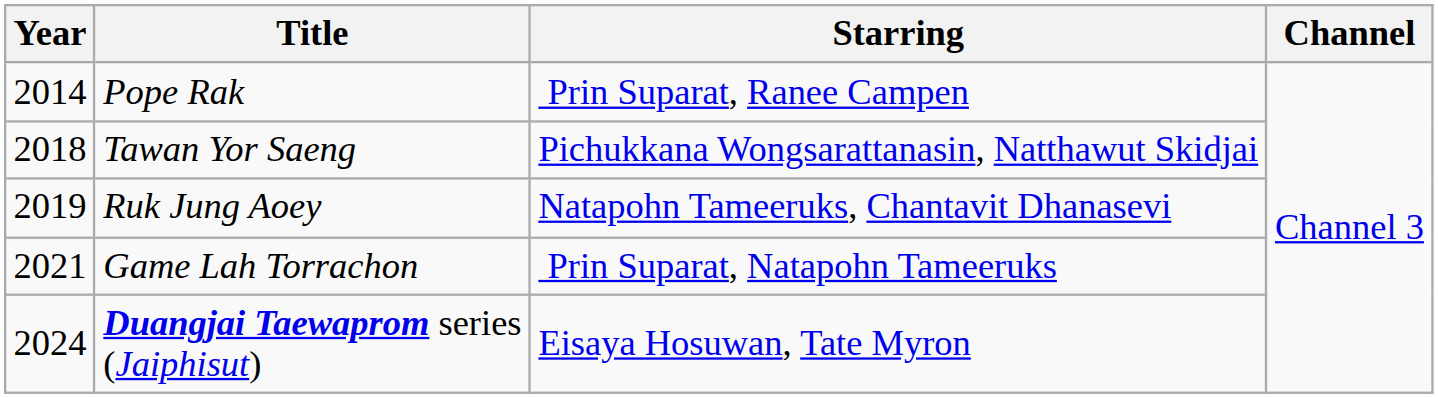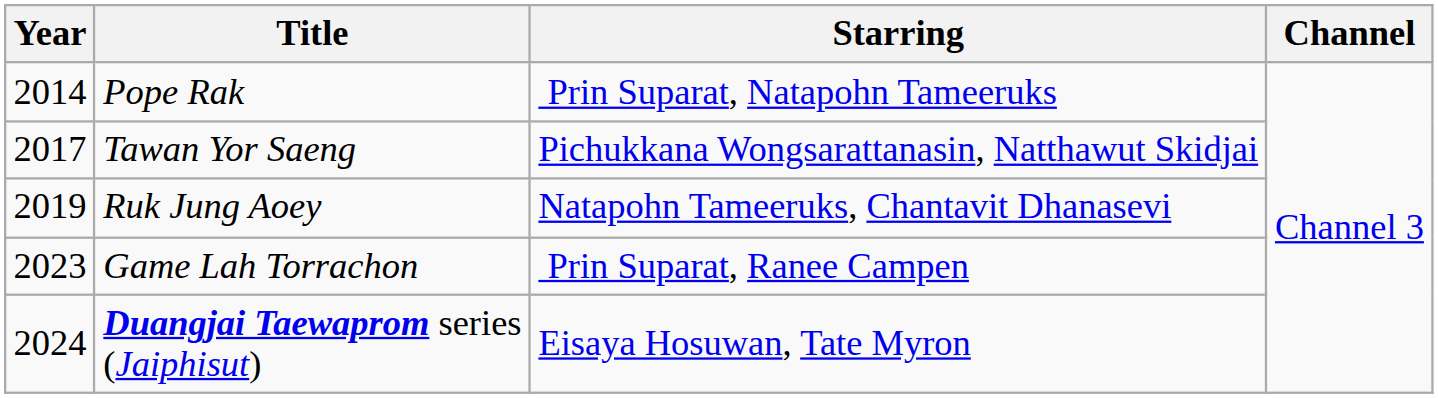(754, 91) Prin Suparat, Ranee Campen -> (798, 91) Prin Suparat, Natapohn Tameeruks
(50, 149) 2018 -> (50, 149) 2017
(50, 264) 2021 -> (50, 264) 2023
(798, 264) Prin Suparat, Natapohn Tameeruks -> (754, 264) Prin Suparat, Ranee Campen
